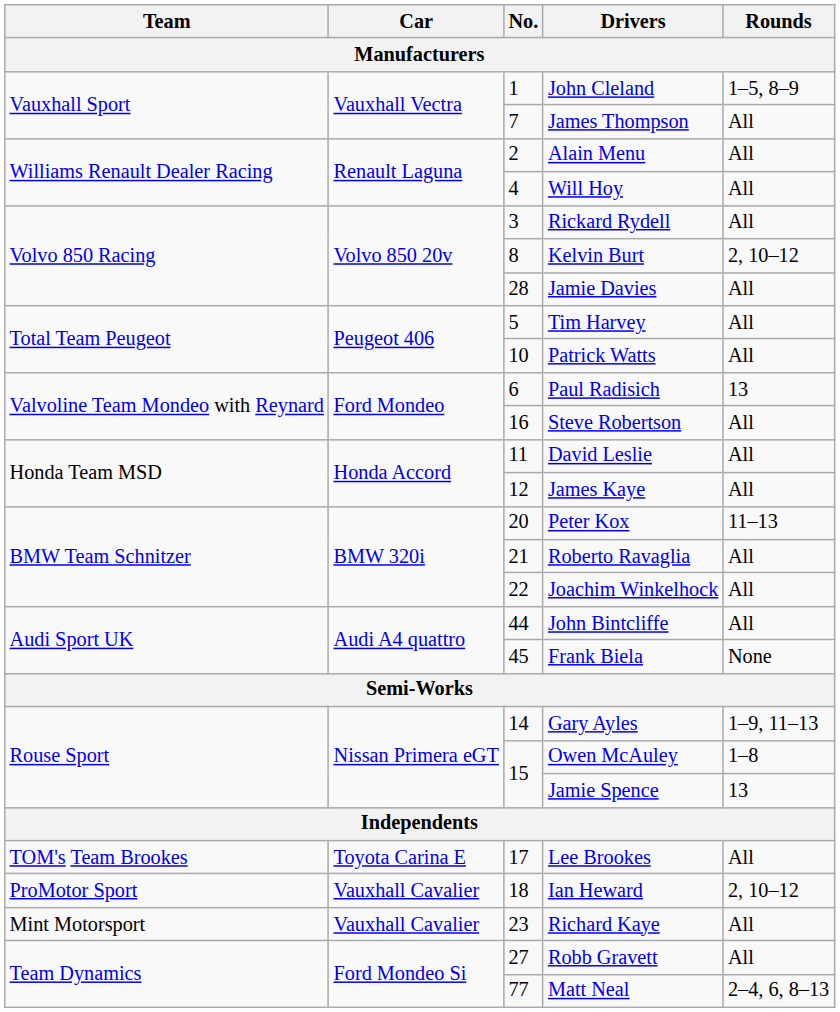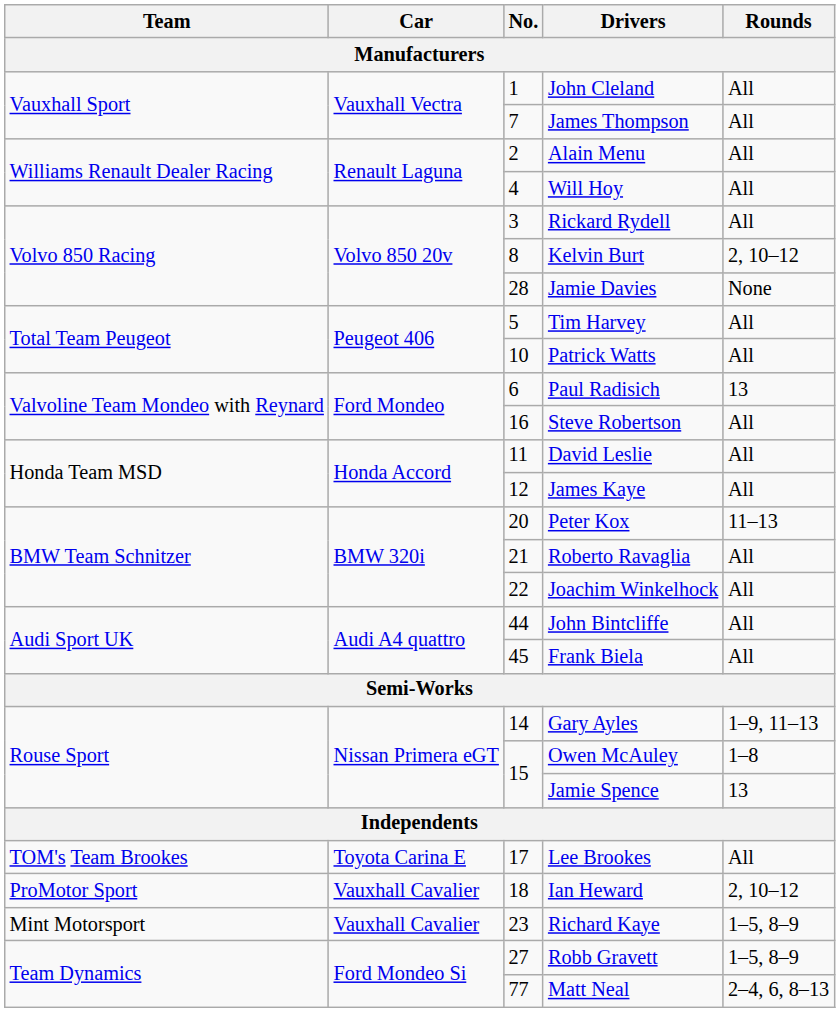(763, 87) 1–5, 8–9 -> (741, 87) All
(741, 288) All -> (750, 288) None
(750, 656) None -> (741, 656) All
(741, 923) All -> (763, 923) 1–5, 8–9
(741, 956) All -> (763, 956) 1–5, 8–9
